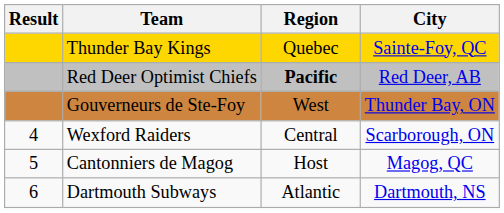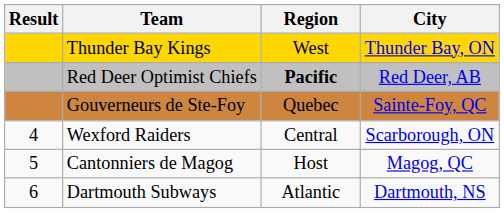(311, 47) Quebec -> (311, 47) West
(430, 47) Sainte-Foy, QC -> (430, 47) Thunder Bay, ON
(311, 105) West -> (311, 105) Quebec
(430, 105) Thunder Bay, ON -> (430, 105) Sainte-Foy, QC
